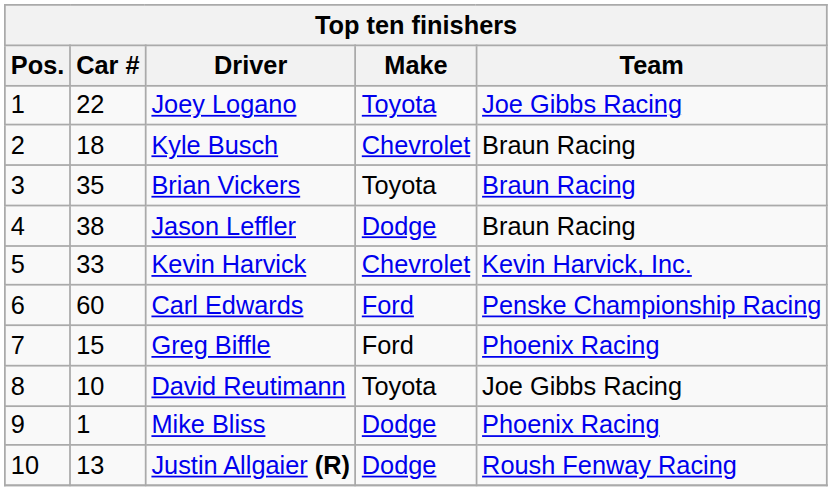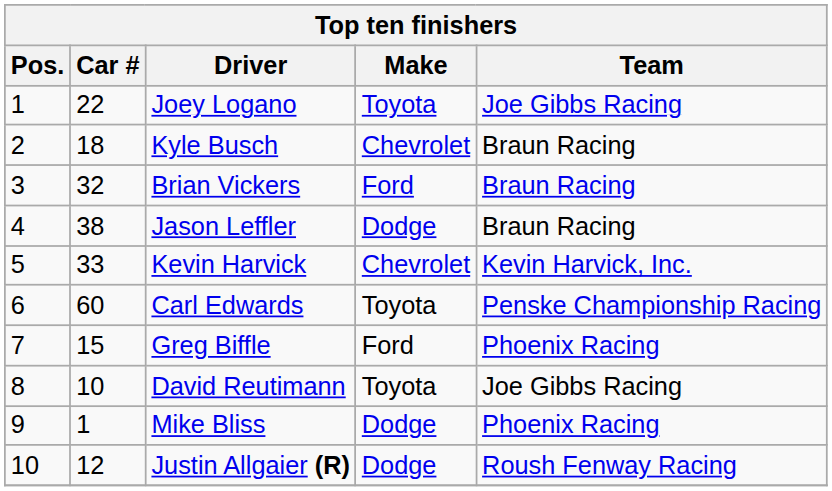(90, 185) 35 -> (90, 185) 32
(399, 185) Toyota -> (388, 185) Ford
(388, 306) Ford -> (399, 306) Toyota
(90, 466) 13 -> (90, 466) 12
